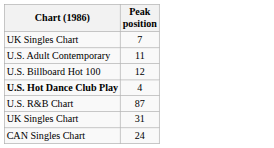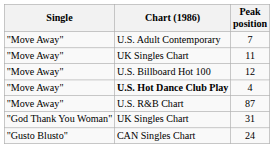+ column: (59, 18)
(42, 39) UK Singles Chart -> (169, 39) U.S. Adult Contemporary
(58, 55) U.S. Adult Contemporary -> (153, 55) UK Singles Chart
